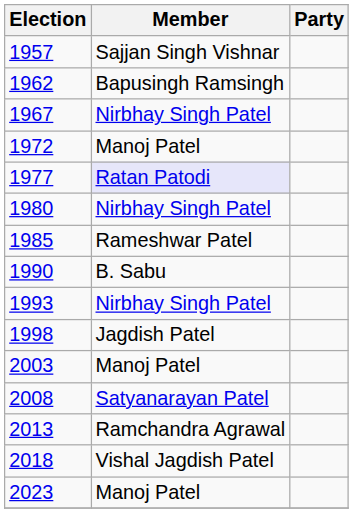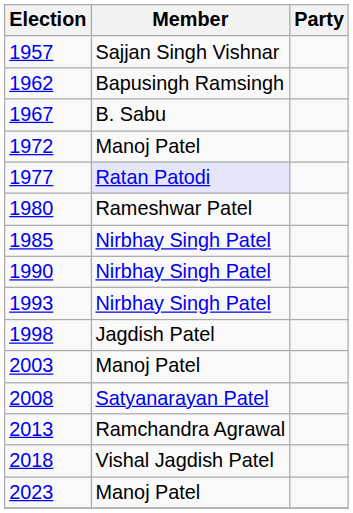(183, 114) Nirbhay Singh Patel -> (131, 114) B. Sabu
(183, 209) Nirbhay Singh Patel -> (174, 209) Rameshwar Patel
(174, 240) Rameshwar Patel -> (183, 240) Nirbhay Singh Patel
(131, 271) B. Sabu -> (183, 271) Nirbhay Singh Patel
